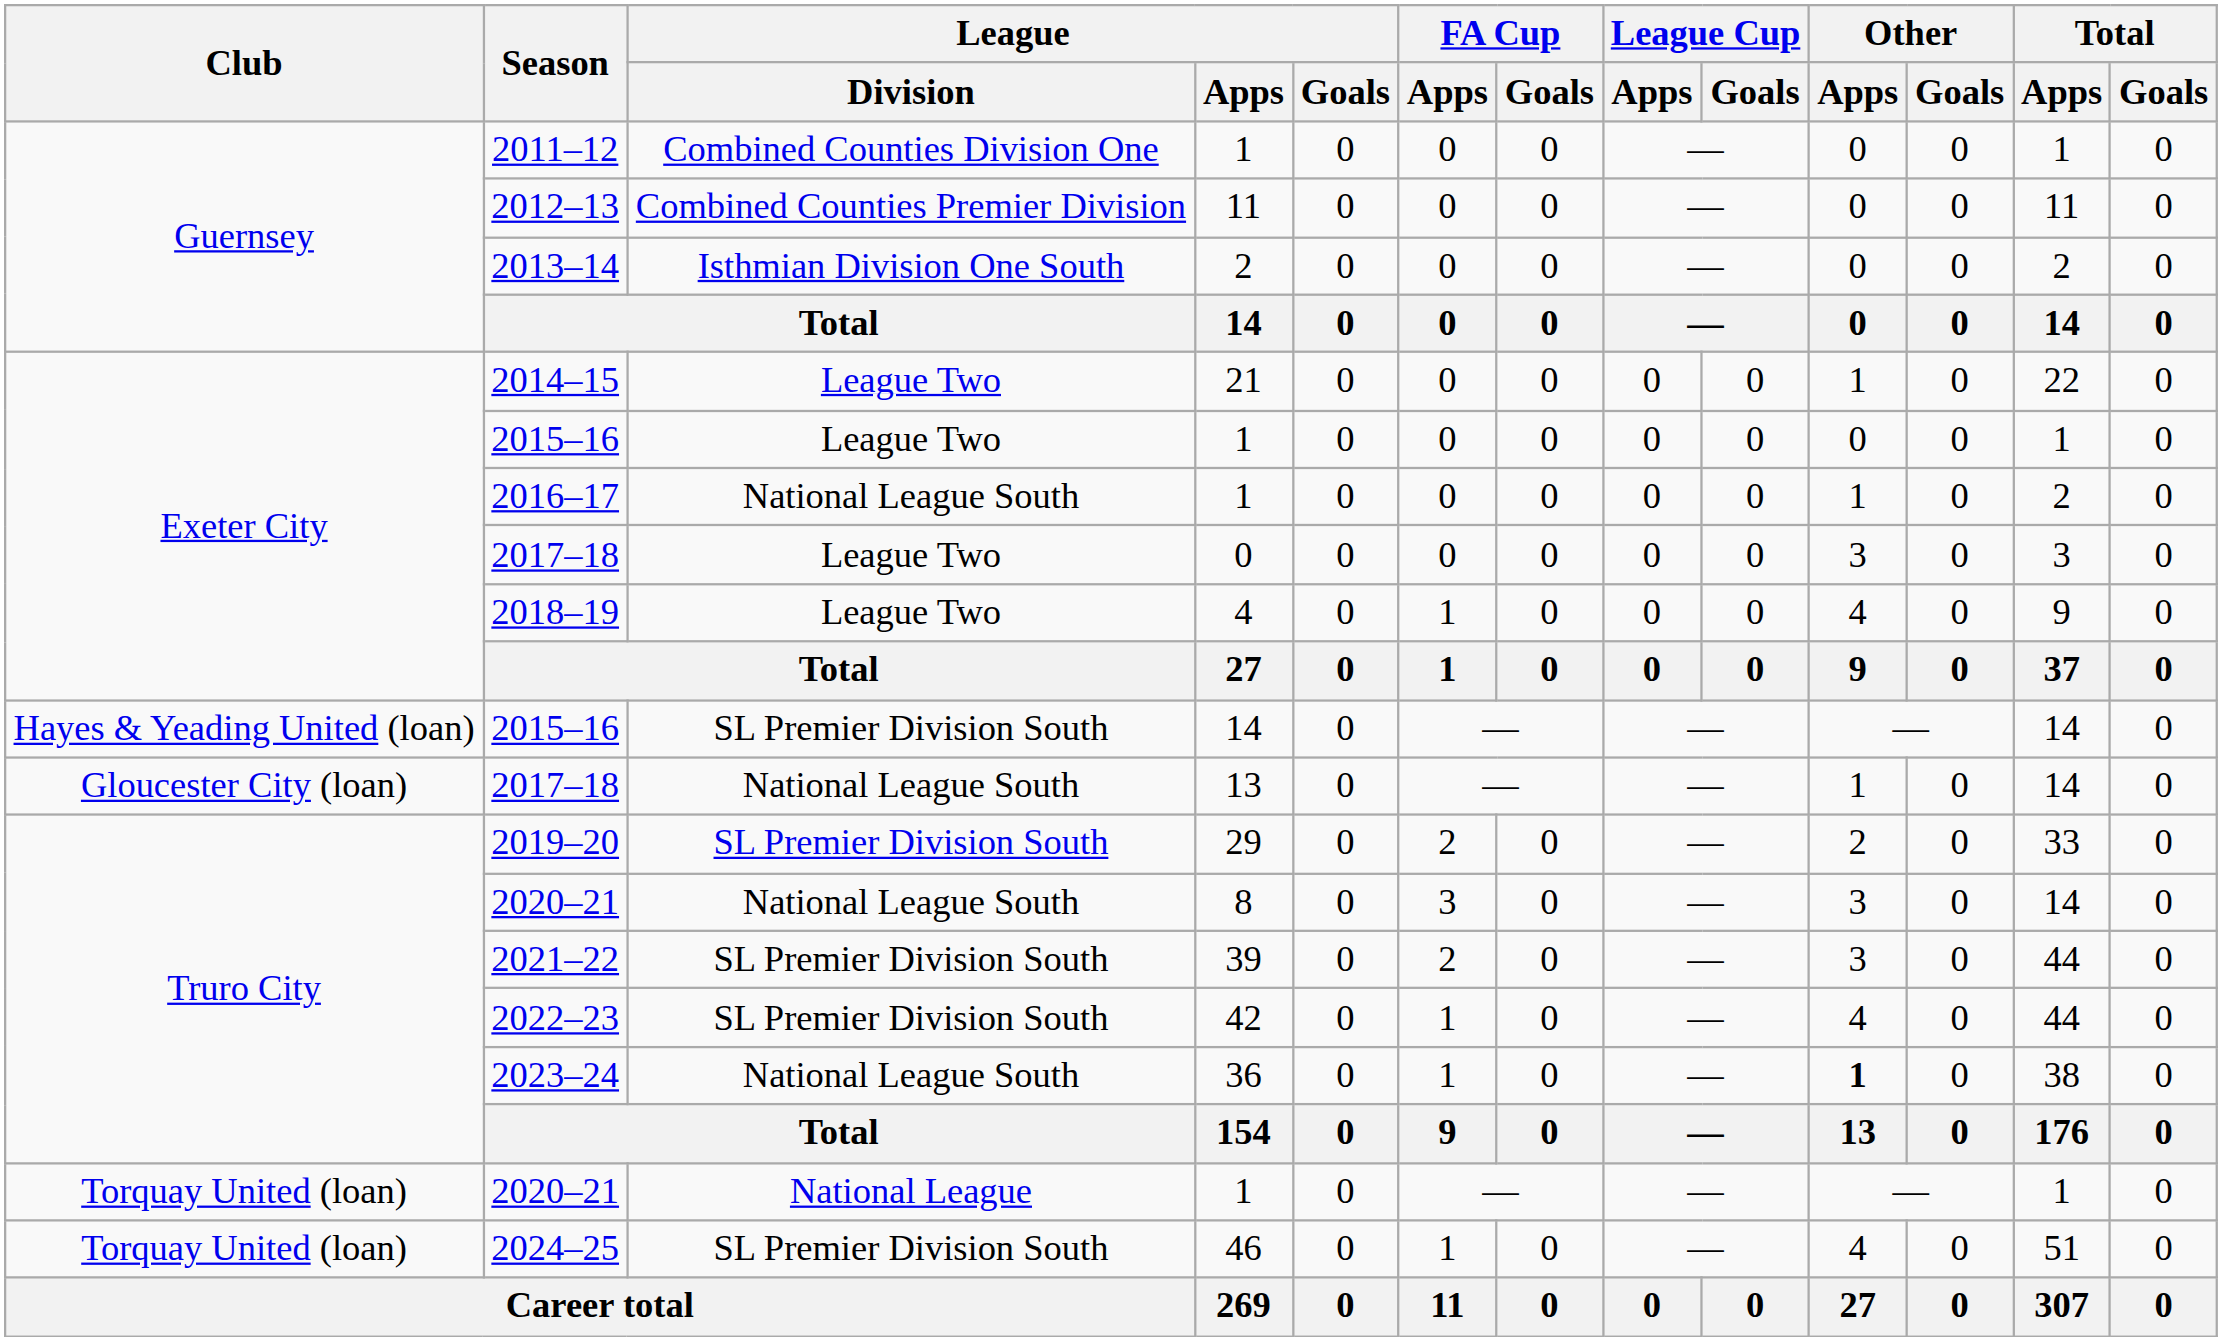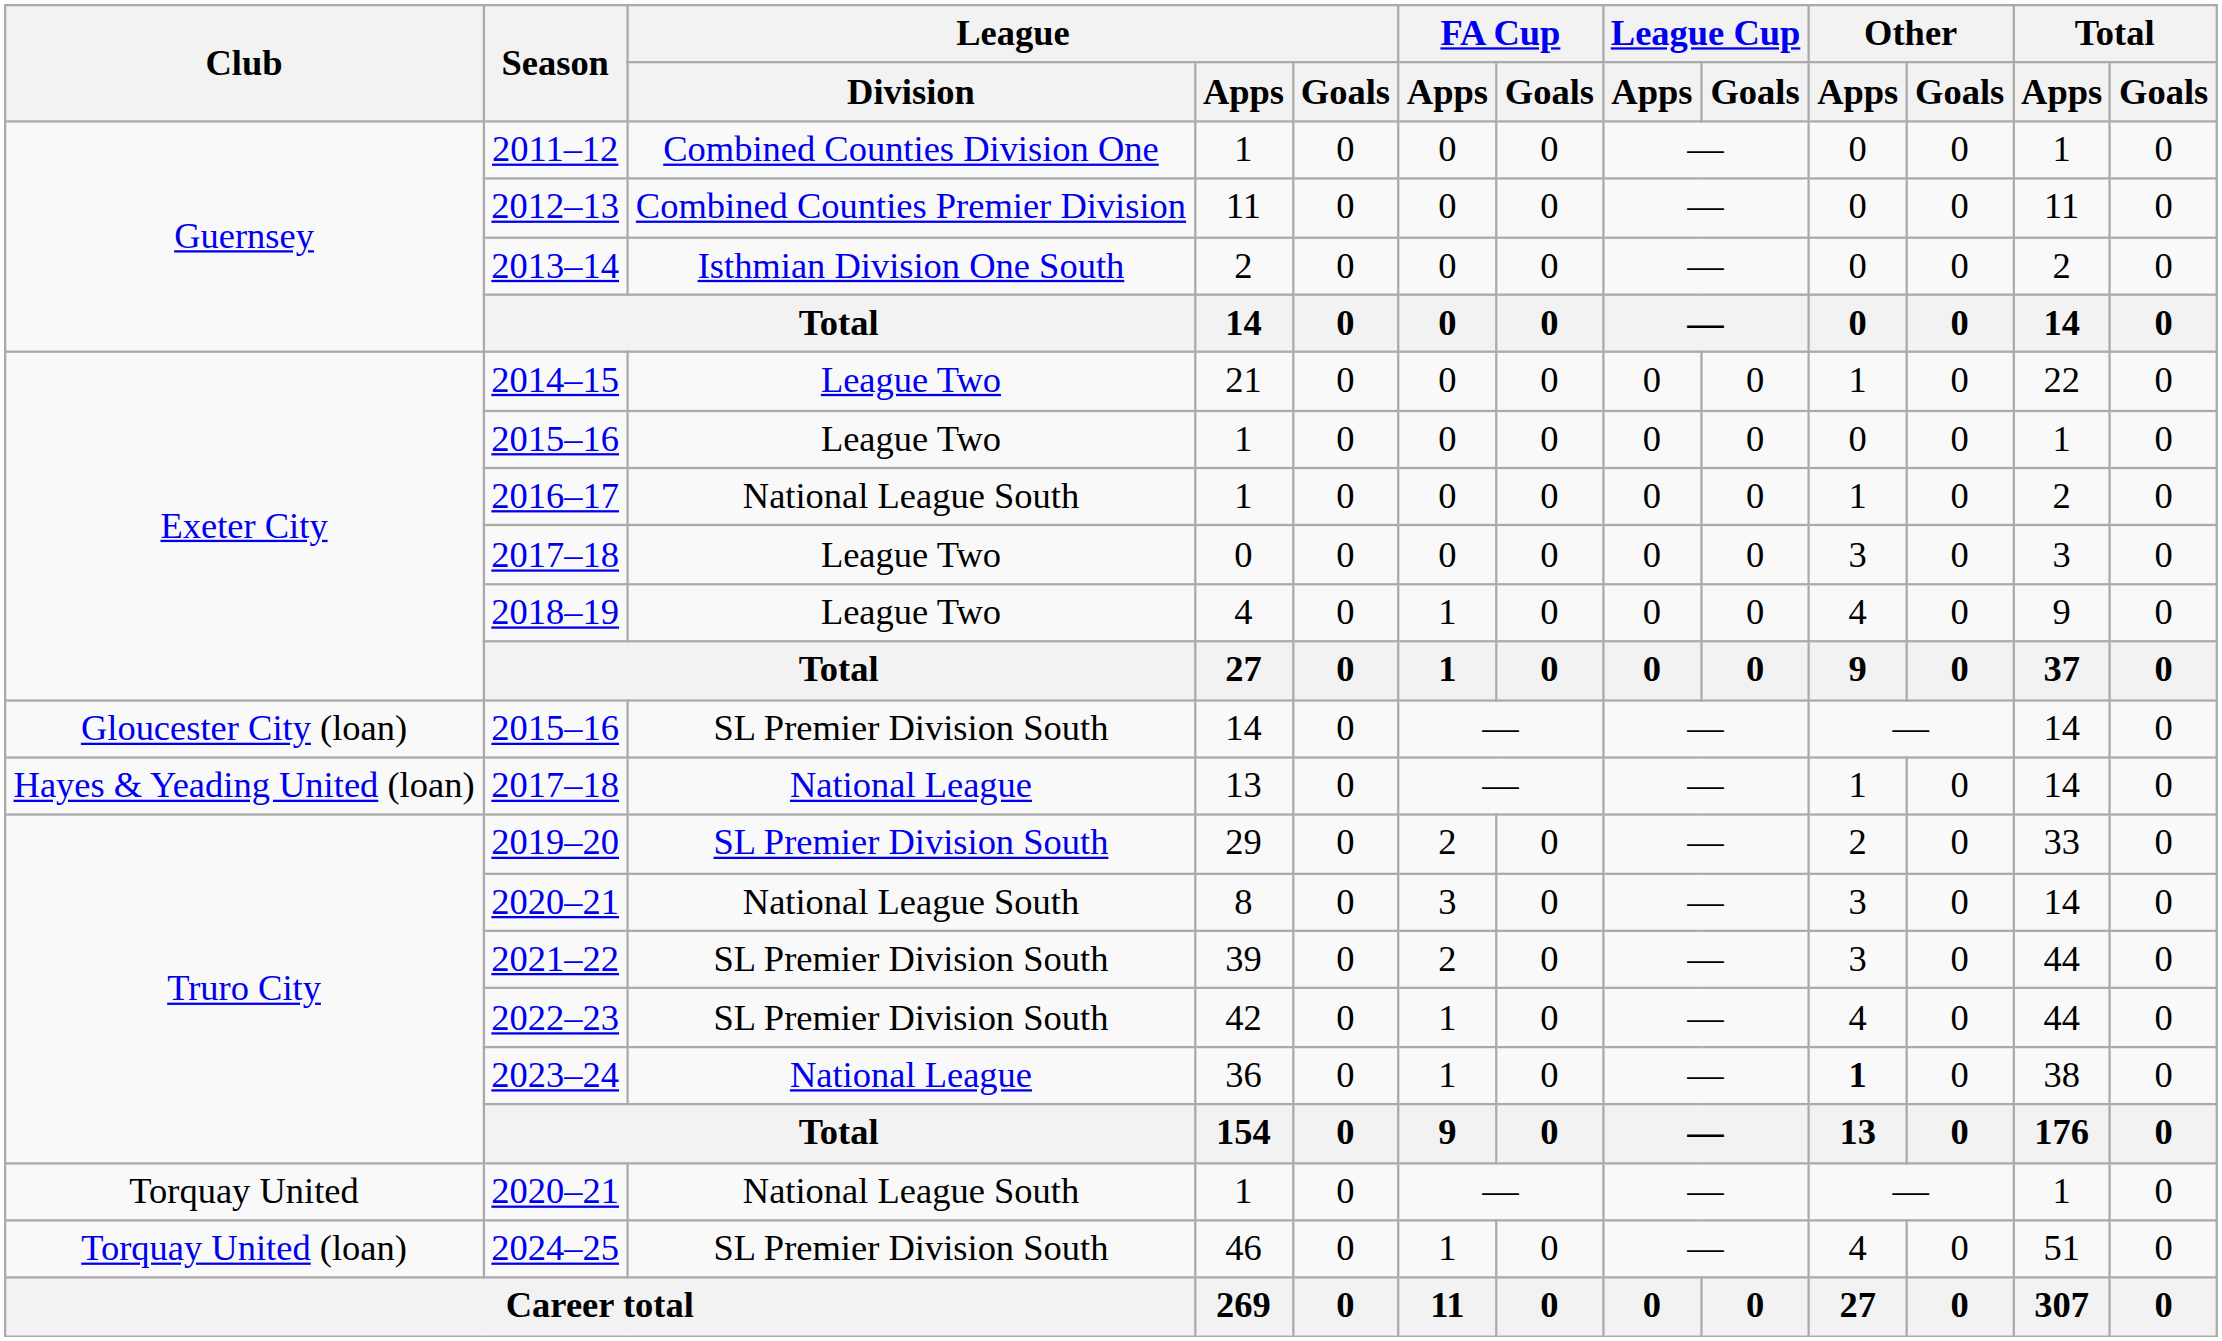(244, 727) Hayes & Yeading United (loan) -> (244, 727) Gloucester City (loan)
(244, 785) Gloucester City (loan) -> (244, 785) Hayes & Yeading United (loan)
(911, 785) National League South -> (911, 785) National League
(911, 1074) National League South -> (911, 1074) National League
(244, 1190) Torquay United (loan) -> (244, 1190) Torquay United
(911, 1190) National League -> (911, 1190) National League South
